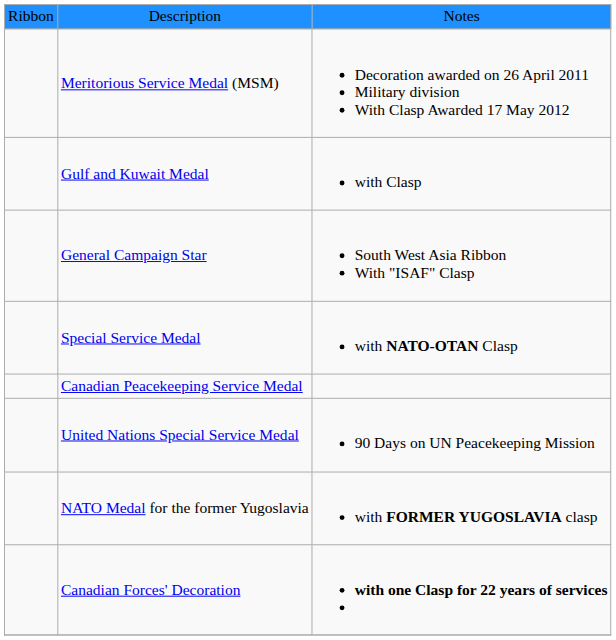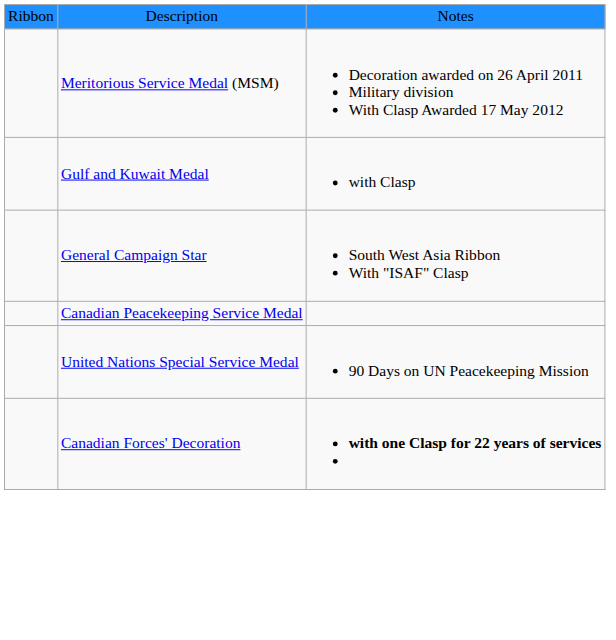- row: (131, 337)
- row: (185, 508)
